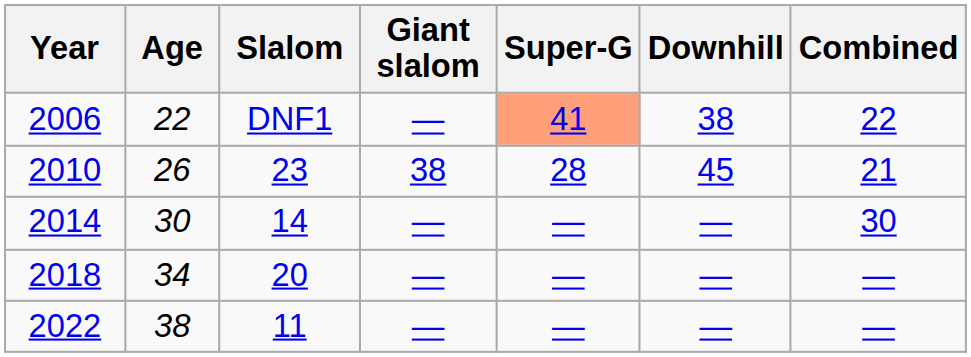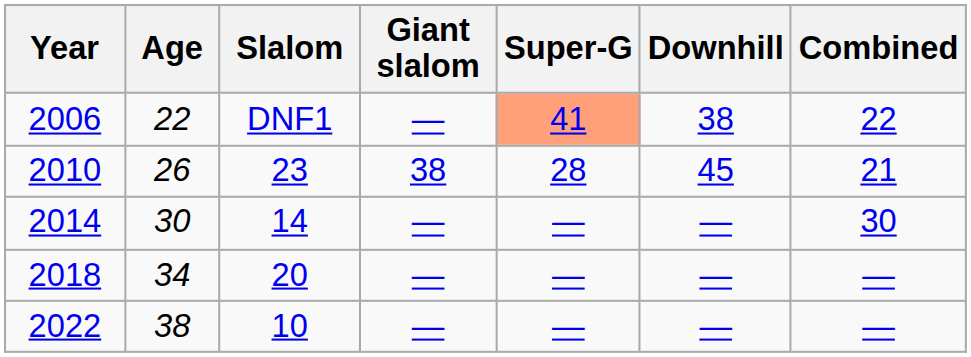(290, 325) 11 -> (290, 325) 10
